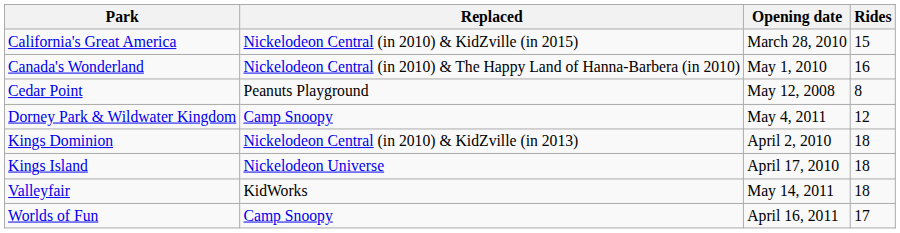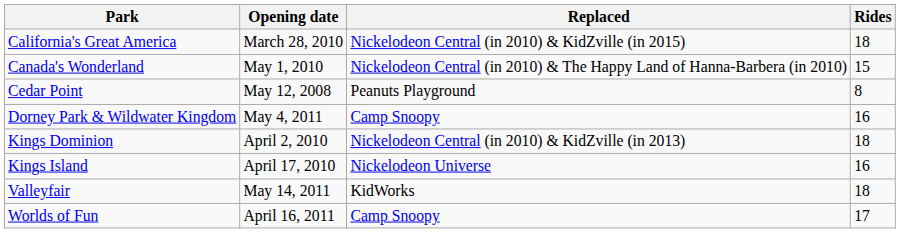columns swapped: (797, 16) <-> (492, 16)
(862, 41) 15 -> (862, 41) 18
(862, 66) 16 -> (862, 66) 15
(862, 116) 12 -> (862, 116) 16
(862, 166) 18 -> (862, 166) 16
